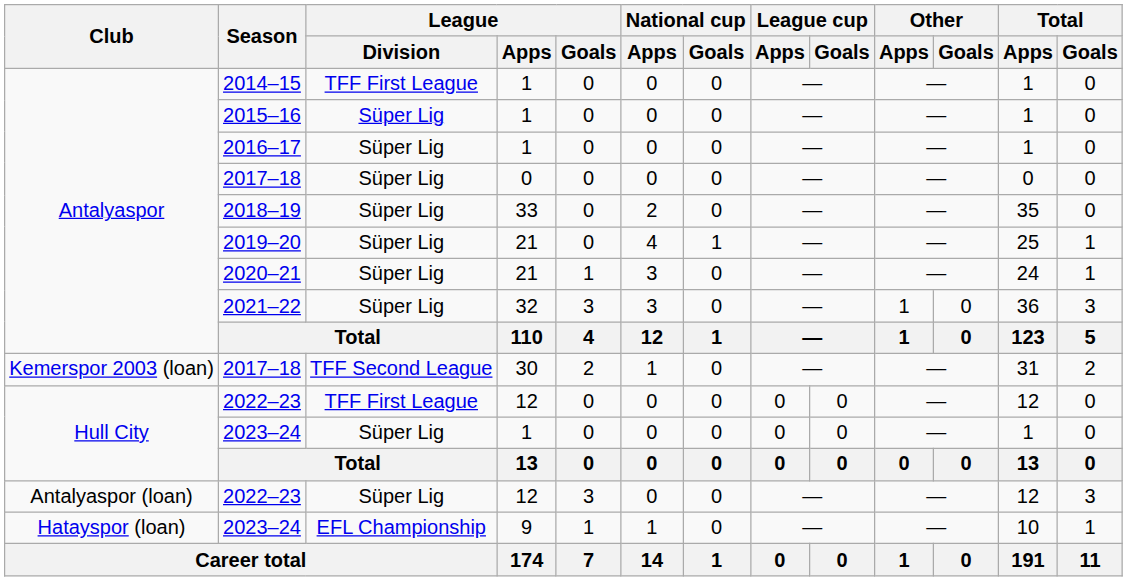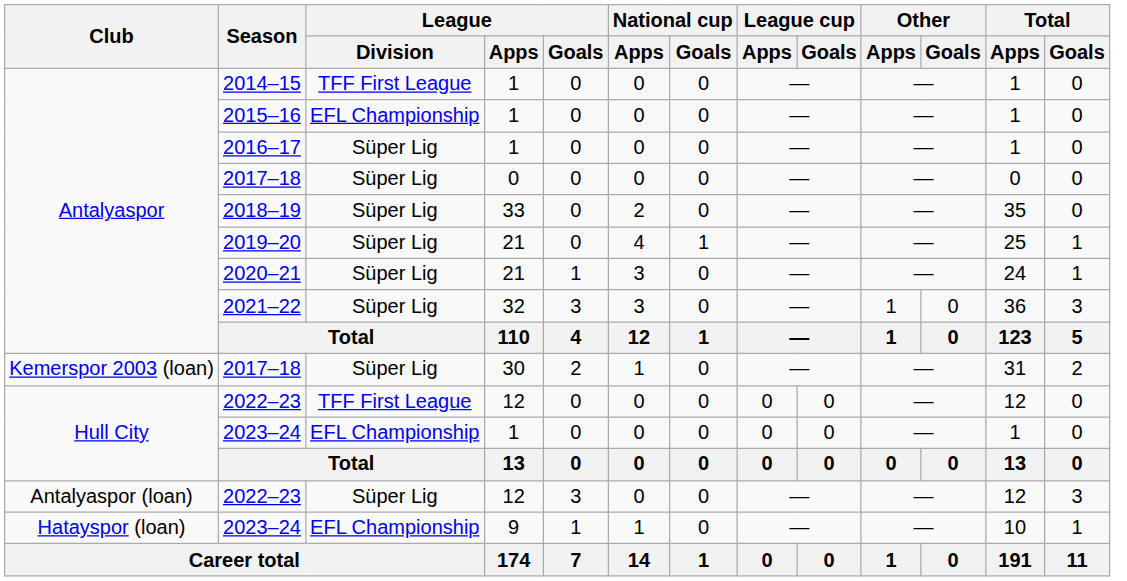(401, 115) Süper Lig -> (395, 115) EFL Championship
(401, 369) TFF Second League -> (395, 369) Süper Lig
(401, 432) Süper Lig -> (395, 432) EFL Championship
